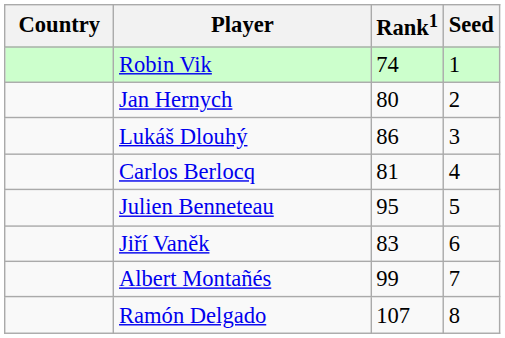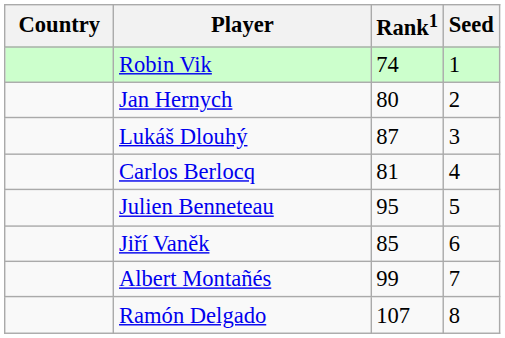(387, 135) 86 -> (387, 135) 87
(387, 243) 83 -> (387, 243) 85
